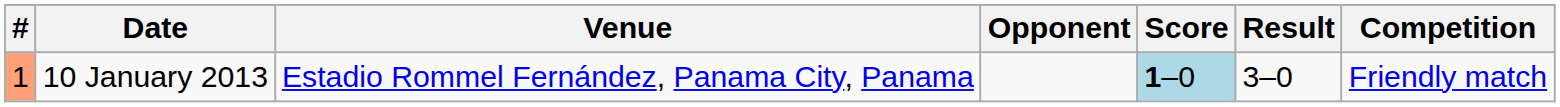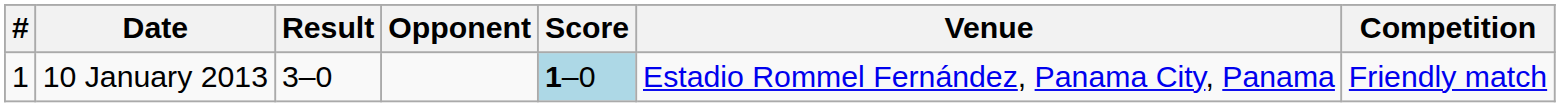columns swapped: (628, 28) <-> (1289, 28)
(20, 76) lightsalmon background -> (20, 76) no background
